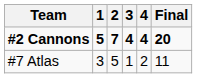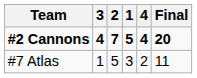columns swapped: (100, 15) <-> (129, 15)
